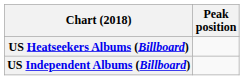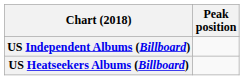rows swapped: (99, 65) <-> (99, 46)
